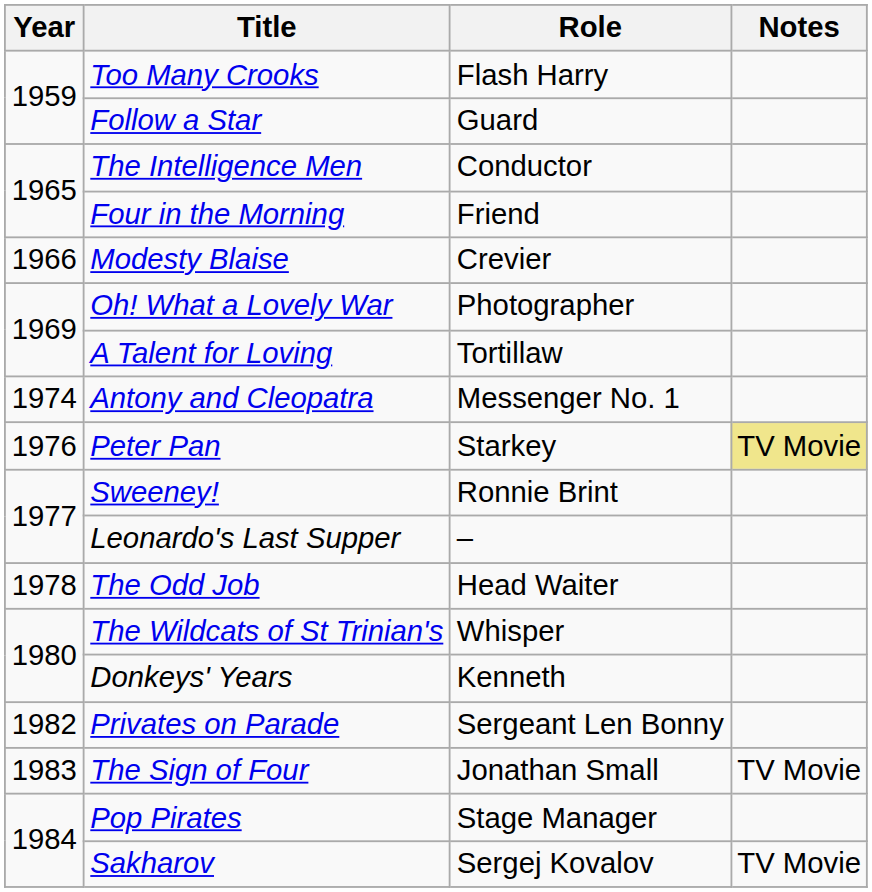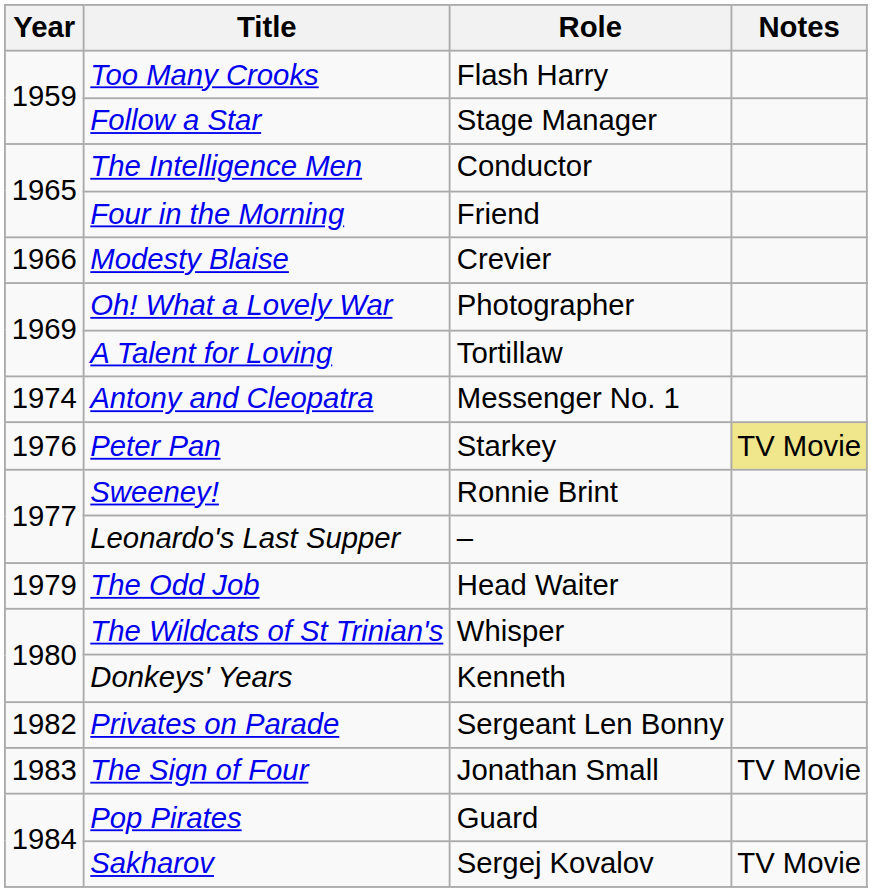(497, 120) Guard -> (557, 120) Stage Manager
(44, 584) 1978 -> (44, 584) 1979
(557, 817) Stage Manager -> (497, 817) Guard
